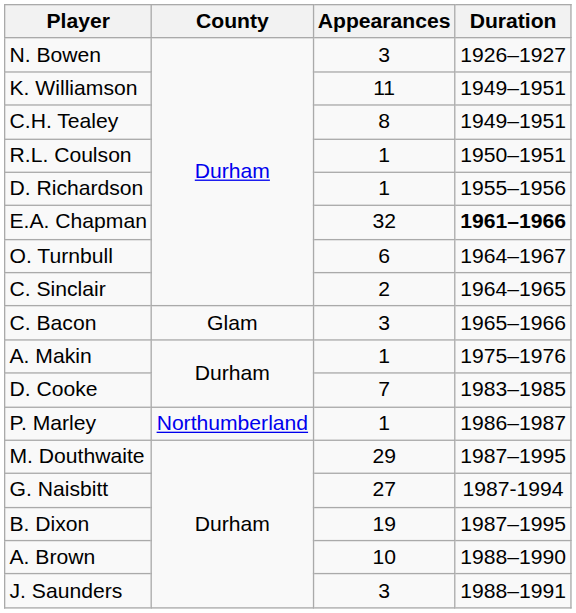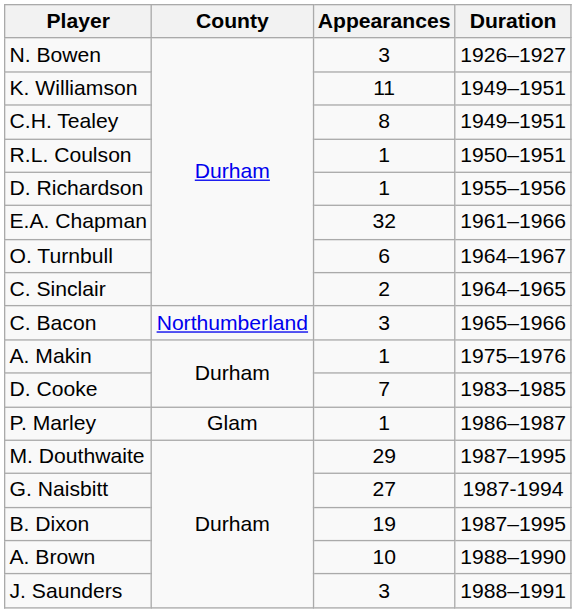(513, 222) bold -> (513, 222) normal
(232, 322) Glam -> (232, 322) Northumberland
(232, 423) Northumberland -> (232, 423) Glam
